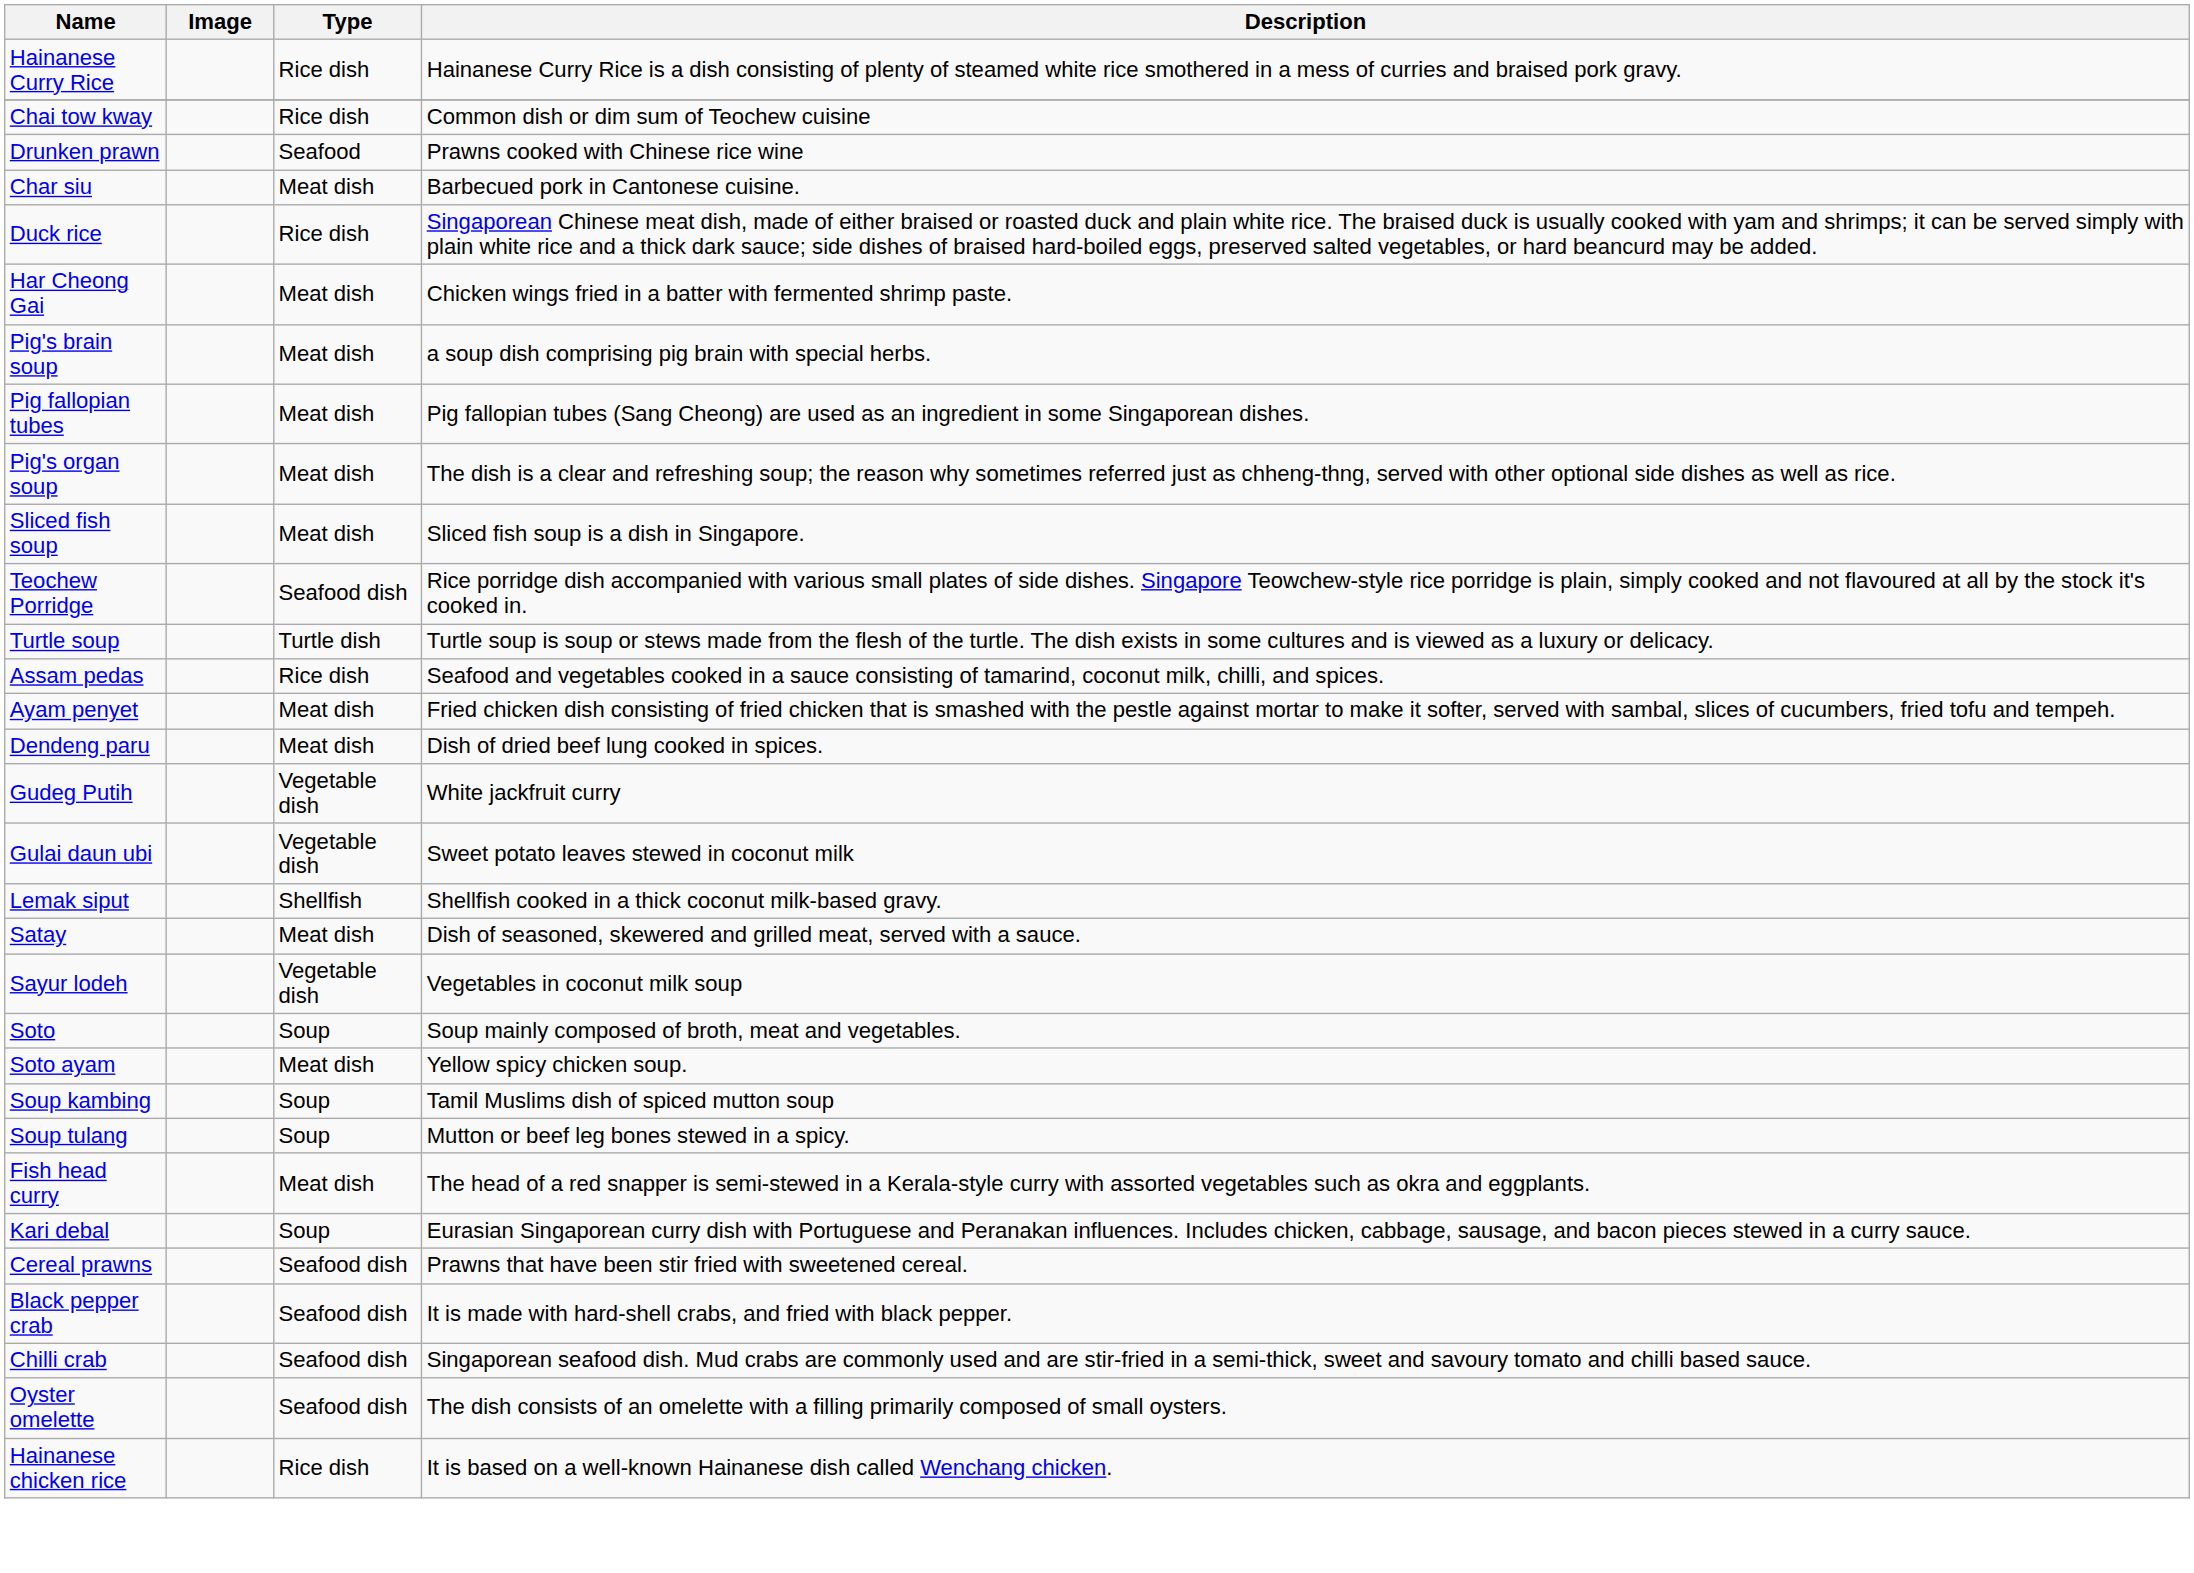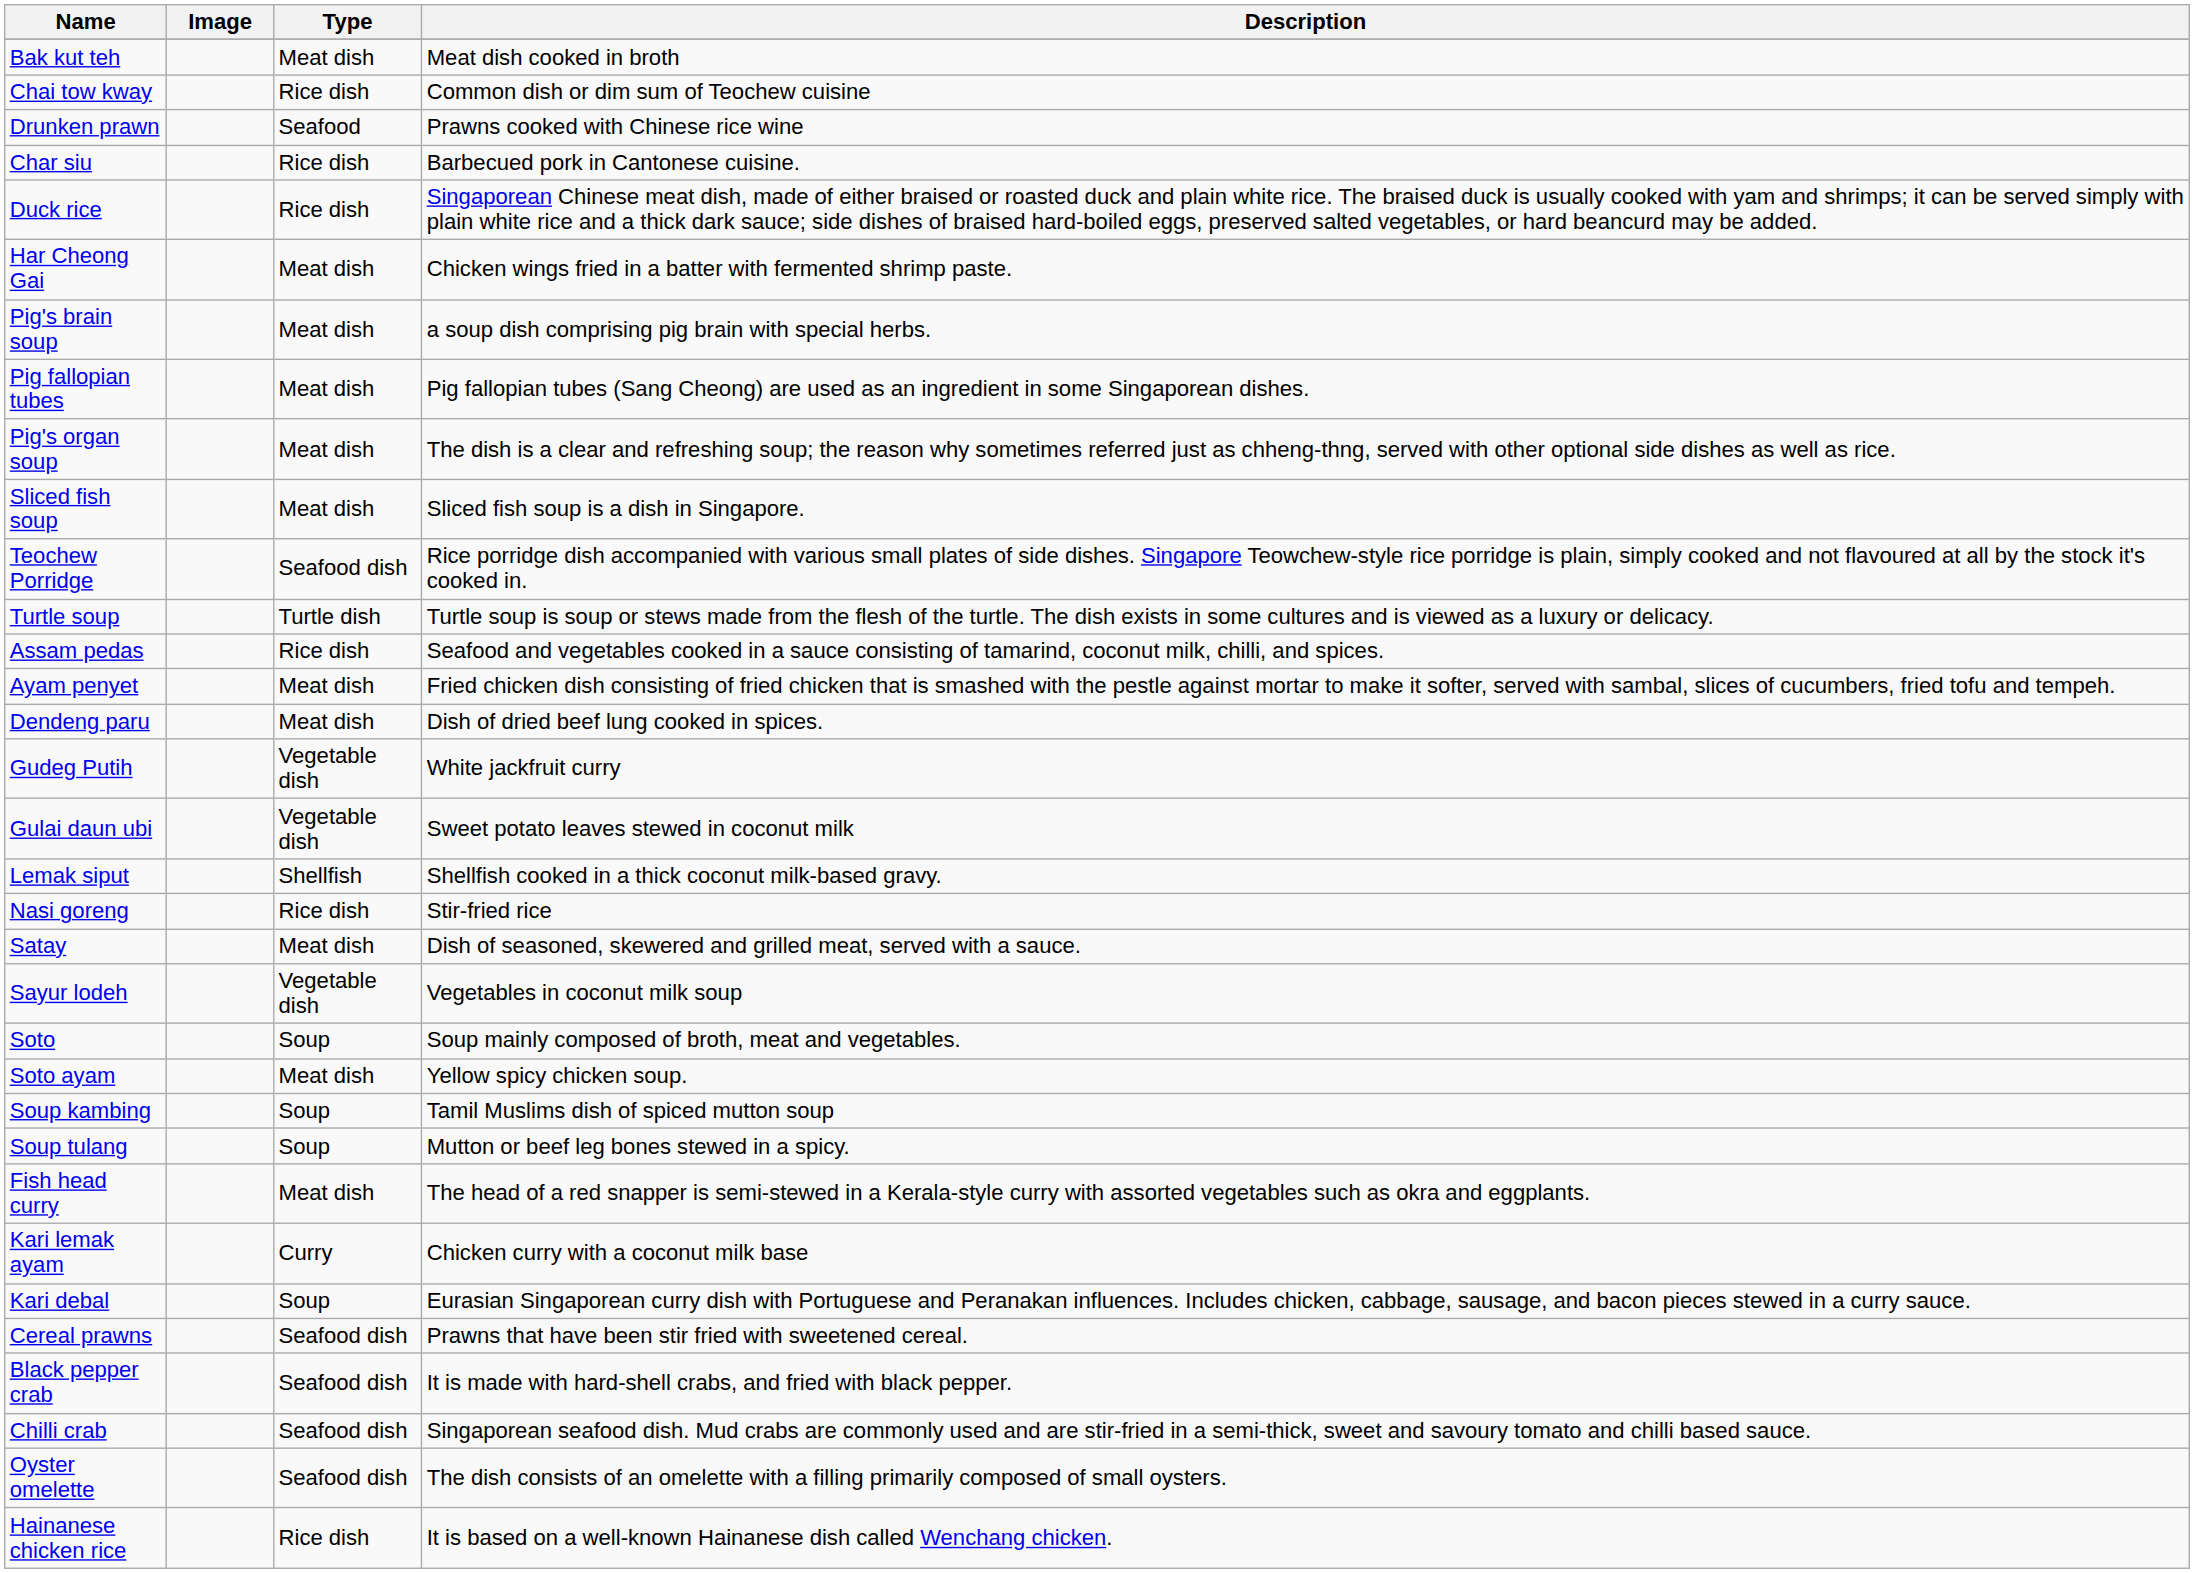- row: (63, 69)
+ row: (65, 57)
(326, 186) Meat dish -> (324, 162) Rice dish
+ row: (69, 910)
+ row: (62, 1253)
